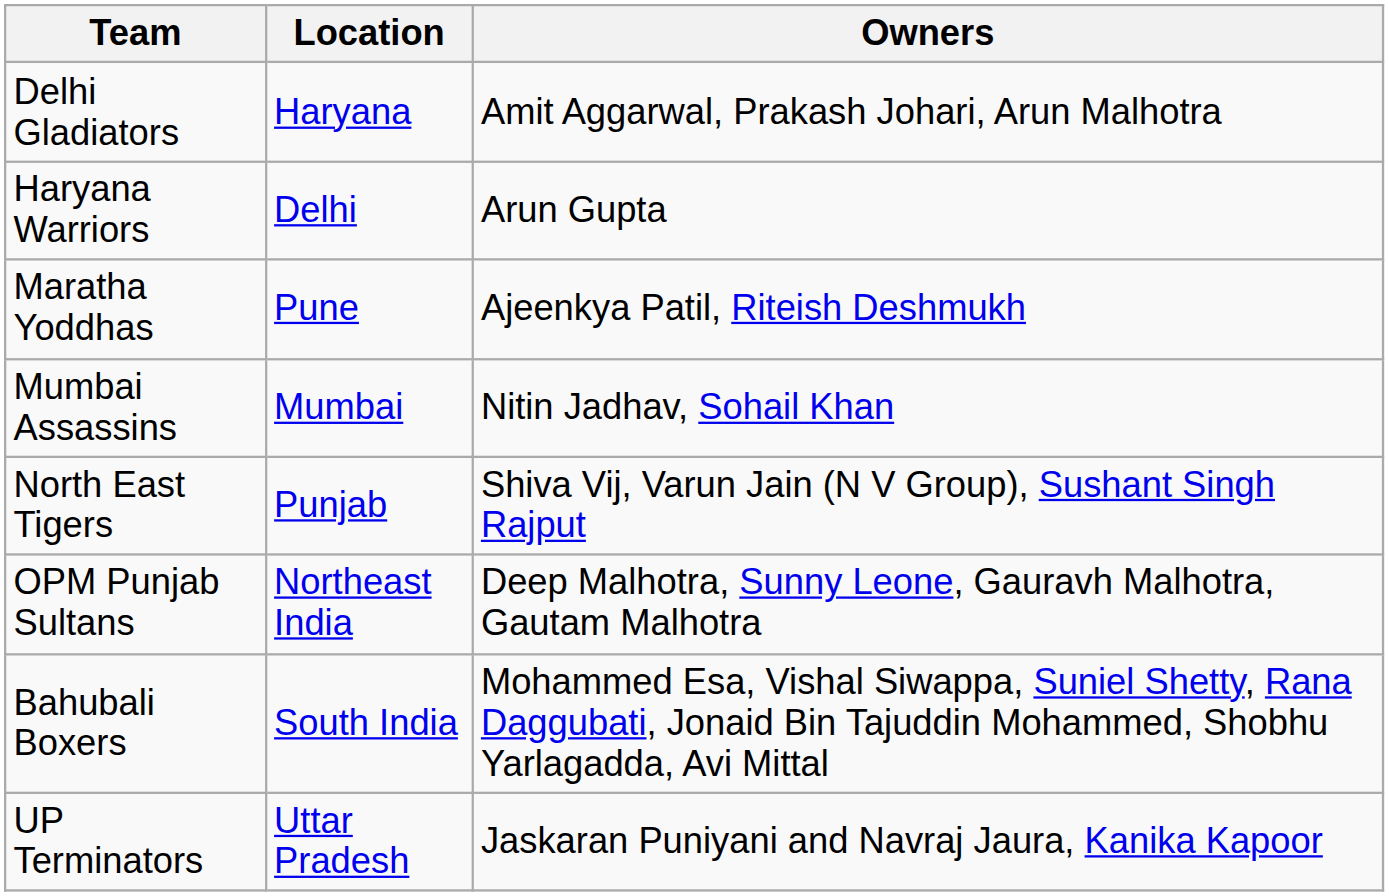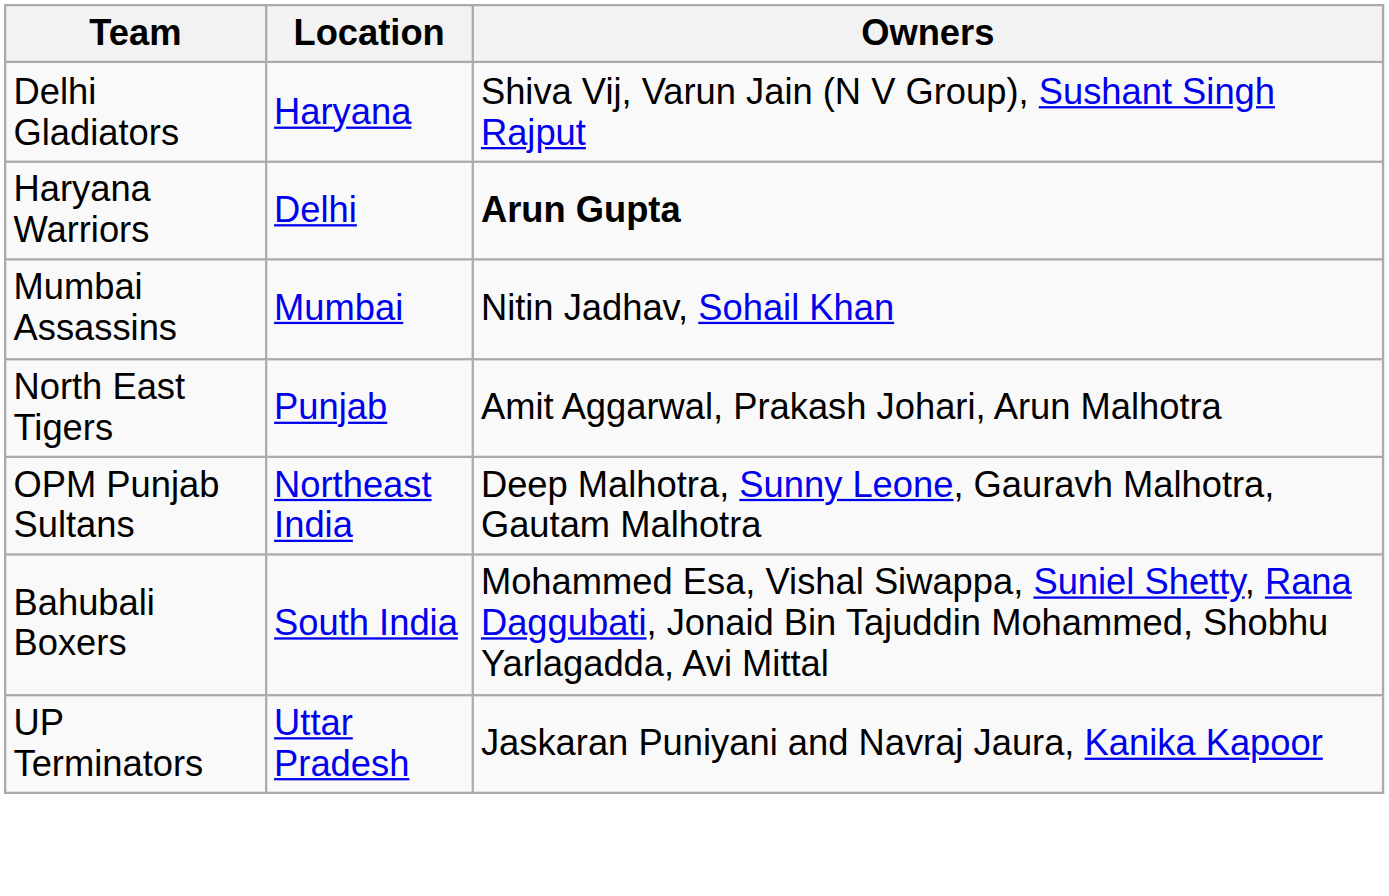(851, 111) Amit Aggarwal, Prakash Johari, Arun Malhotra -> (878, 111) Shiva Vij, Varun Jain (N V Group), Sushant Singh Rajput
(574, 209) normal -> (581, 209) bold
- row: (84, 308)
(878, 505) Shiva Vij, Varun Jain (N V Group), Sushant Singh Rajput -> (851, 406) Amit Aggarwal, Prakash Johari, Arun Malhotra
